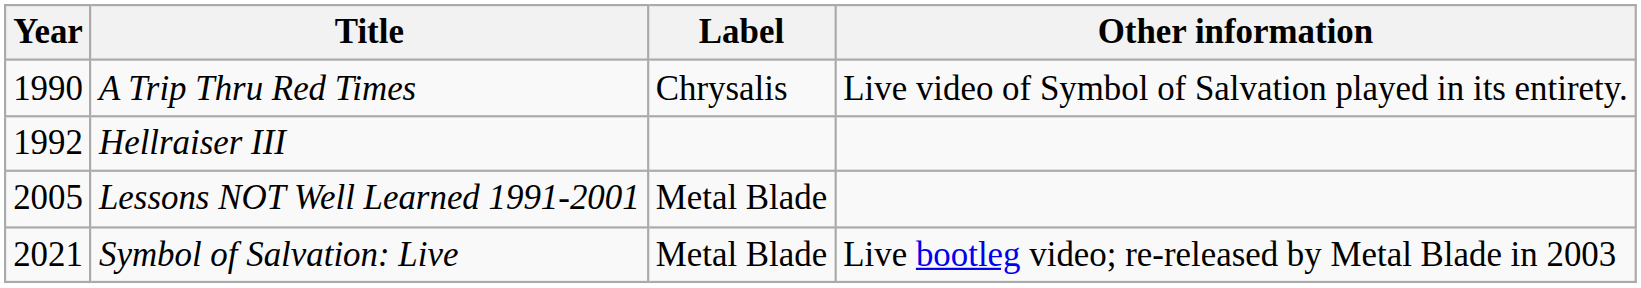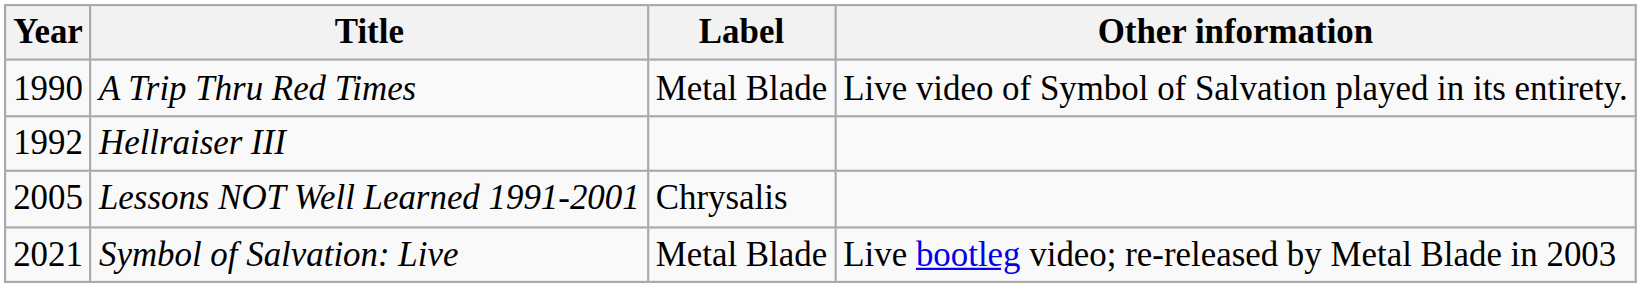(722, 87) Chrysalis -> (741, 87) Metal Blade
(741, 198) Metal Blade -> (722, 198) Chrysalis
